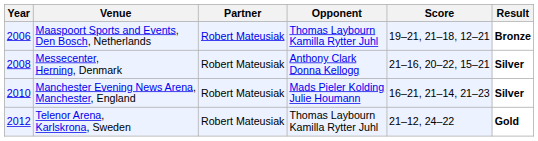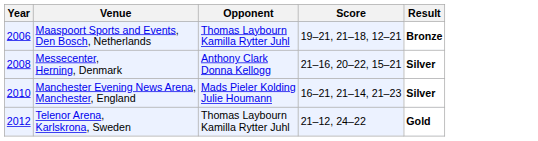- column: (243, 13)
